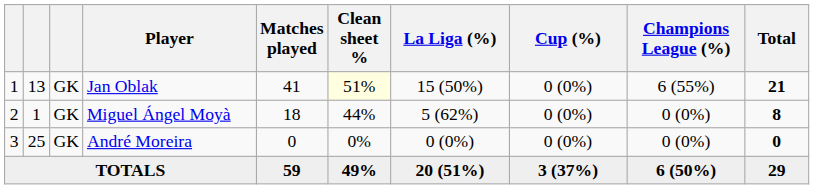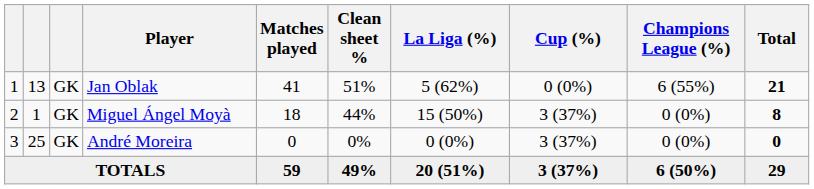(359, 85) lightyellow background -> (359, 85) no background
(450, 85) 15 (50%) -> (450, 85) 5 (62%)
(450, 113) 5 (62%) -> (450, 113) 15 (50%)
(568, 113) 0 (0%) -> (568, 113) 3 (37%)
(568, 141) 0 (0%) -> (568, 141) 3 (37%)
